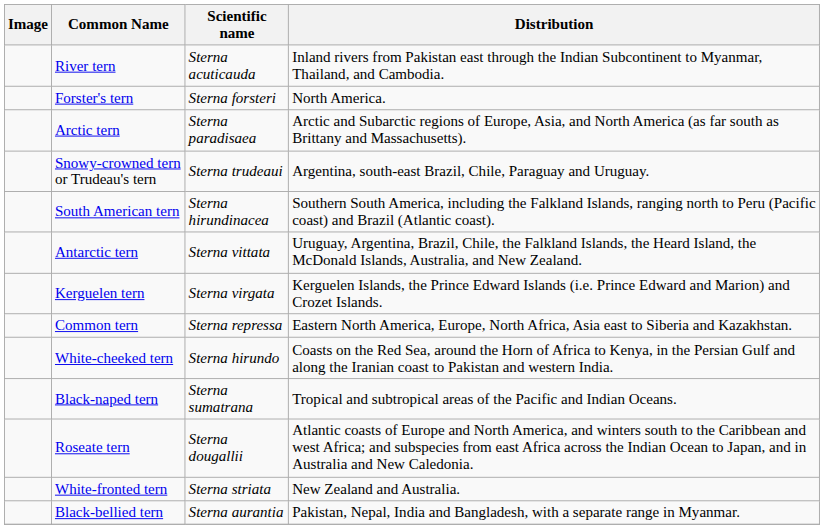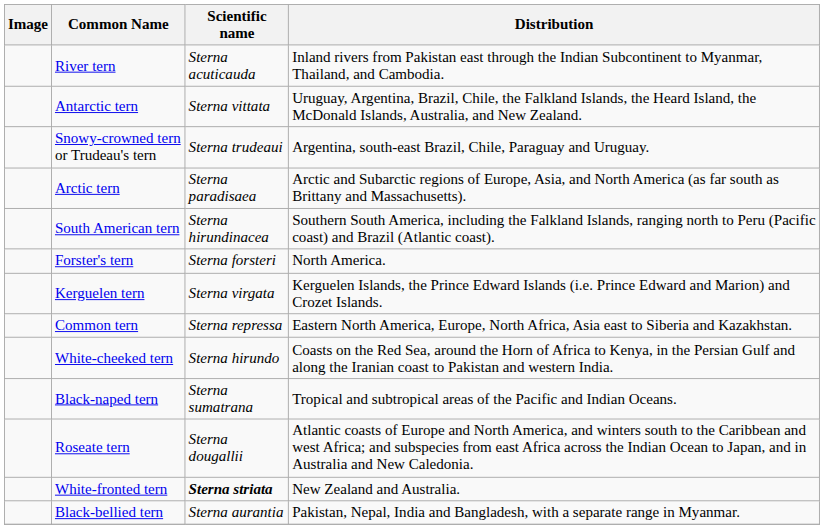rows swapped: (94, 97) <-> (97, 252)
rows swapped: (118, 171) <-> (87, 130)
(230, 488) normal -> (231, 488) bold
